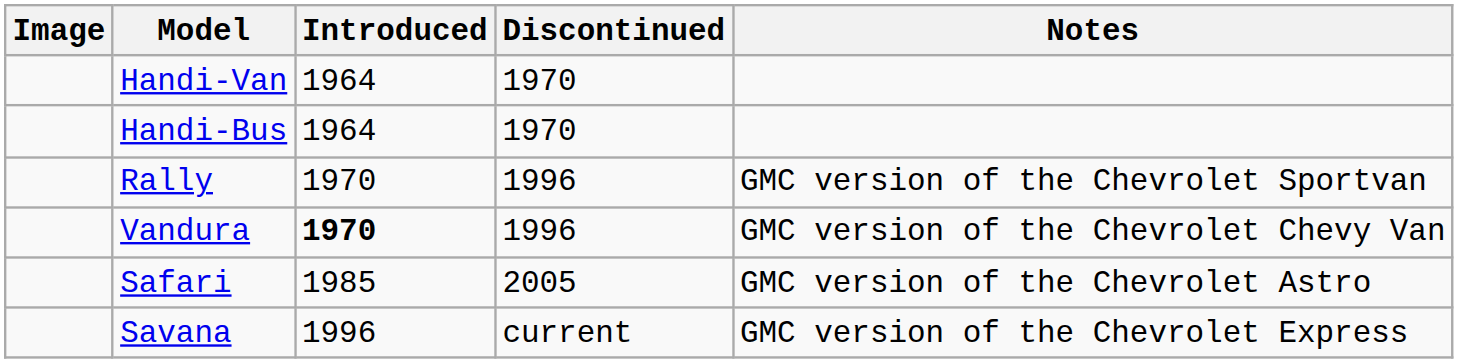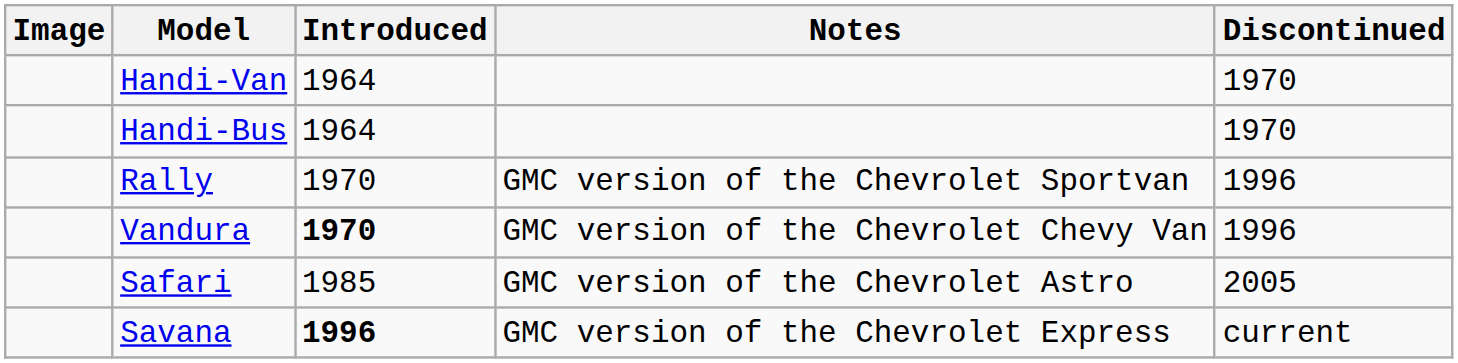columns swapped: (614, 30) <-> (1093, 30)
(339, 333) normal -> (339, 333) bold
